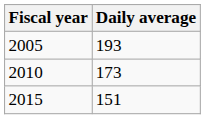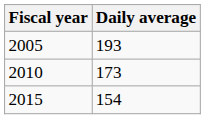(109, 99) 151 -> (109, 99) 154
